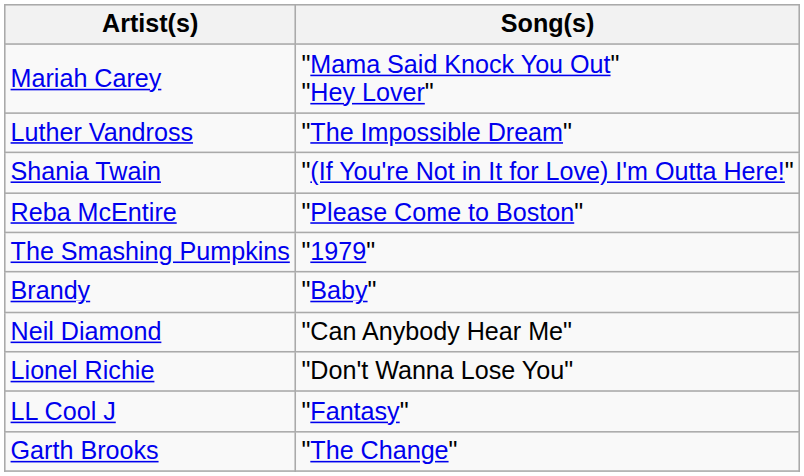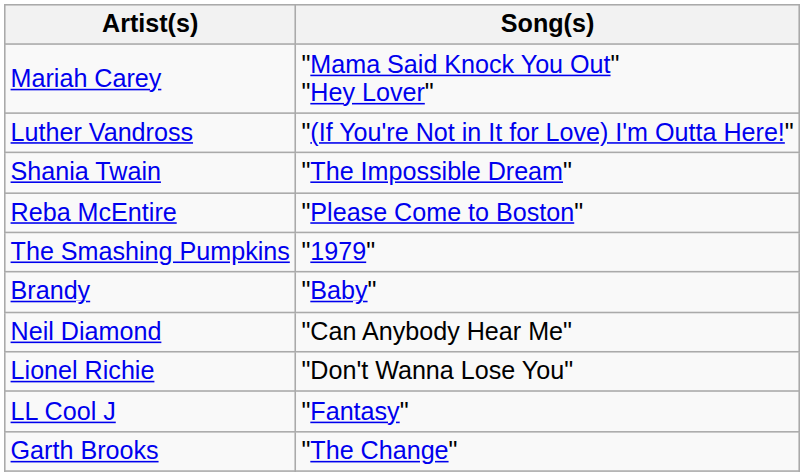(437, 132) "The Impossible Dream" -> (548, 132) "(If You're Not in It for Love) I'm Outta Here!"
(548, 172) "(If You're Not in It for Love) I'm Outta Here!" -> (437, 172) "The Impossible Dream"
